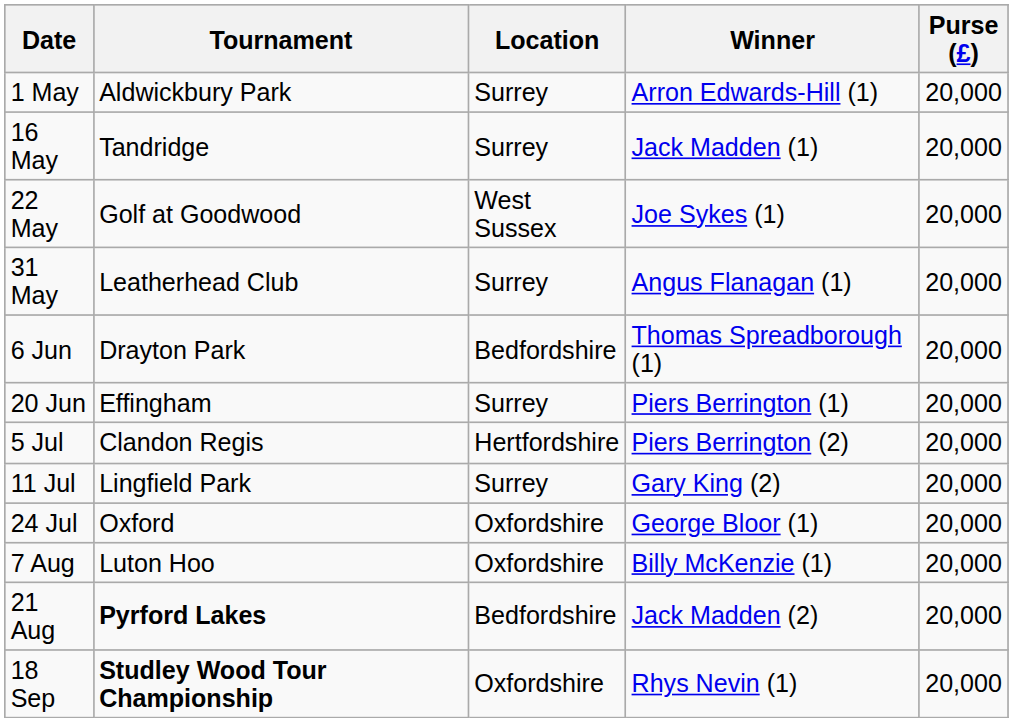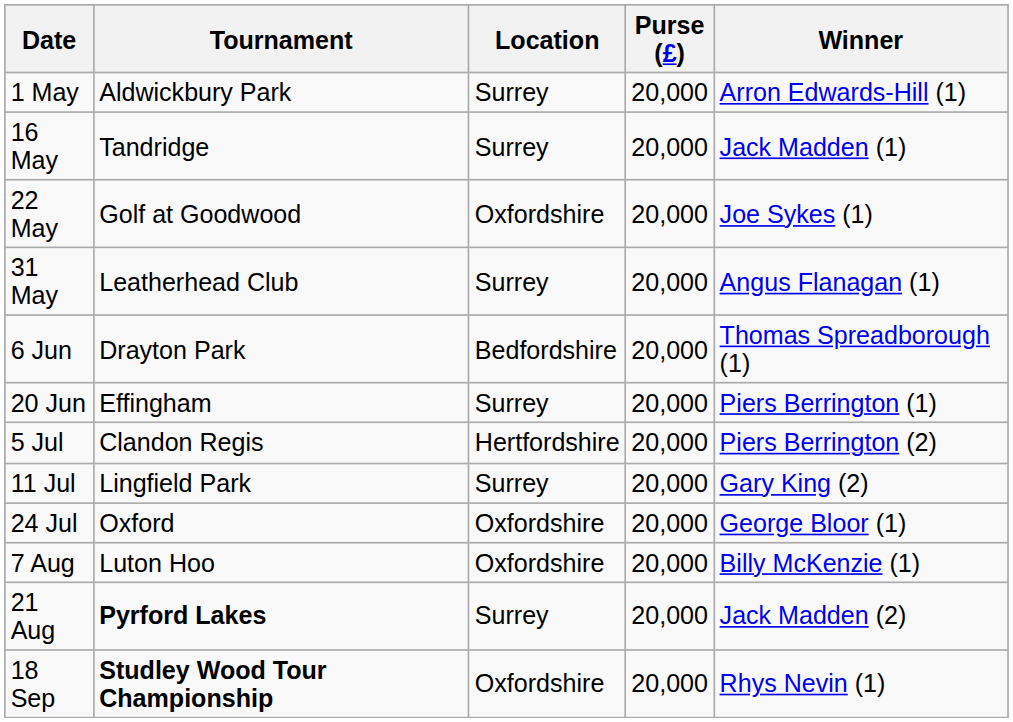columns swapped: (964, 39) <-> (773, 39)
(515, 214) West Sussex -> (540, 214) Oxfordshire
(545, 616) Bedfordshire -> (512, 616) Surrey
